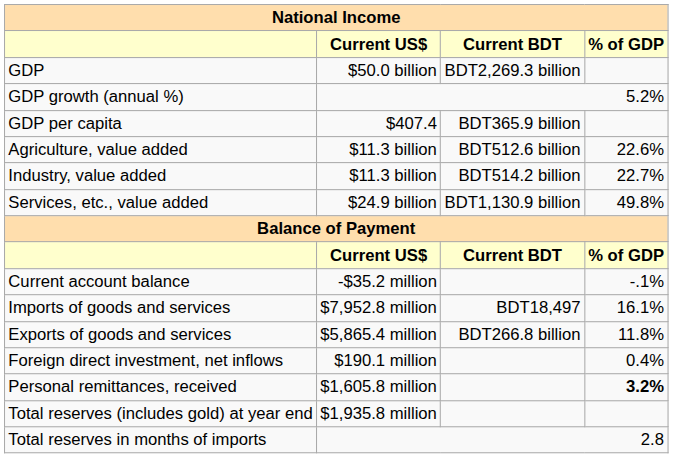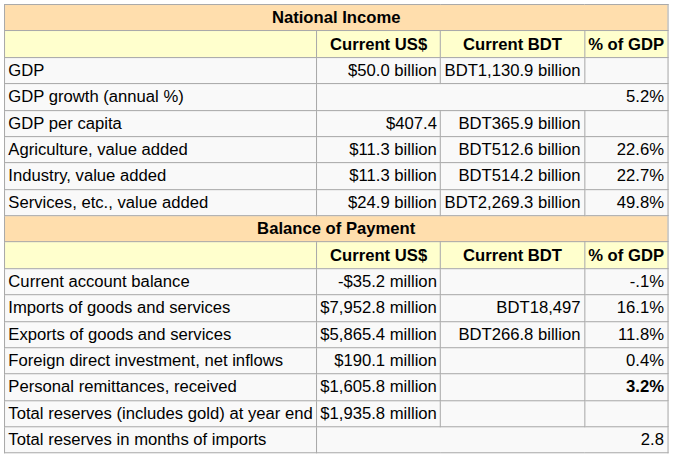(513, 70) BDT2,269.3 billion -> (513, 70) BDT1,130.9 billion
(513, 202) BDT1,130.9 billion -> (513, 202) BDT2,269.3 billion
